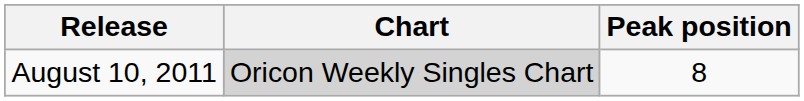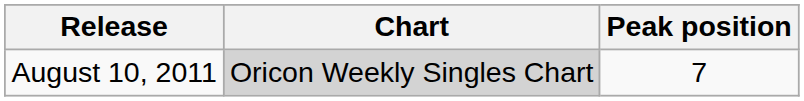(699, 72) 8 -> (699, 72) 7
